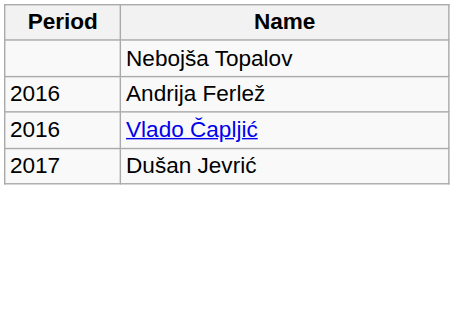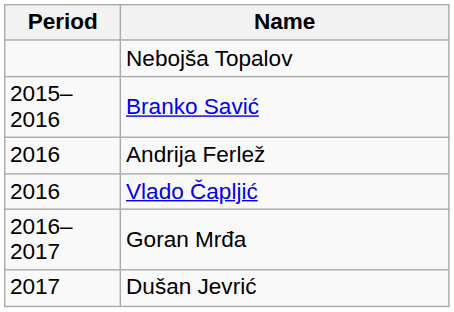+ row: (193, 106)
+ row: (186, 239)
